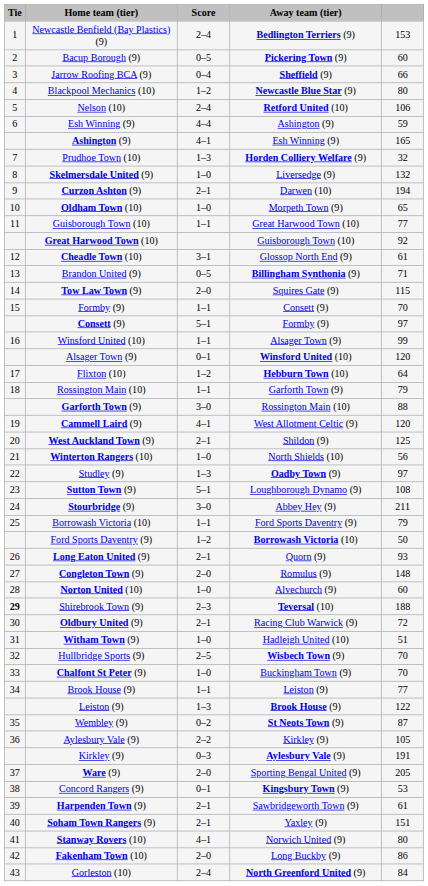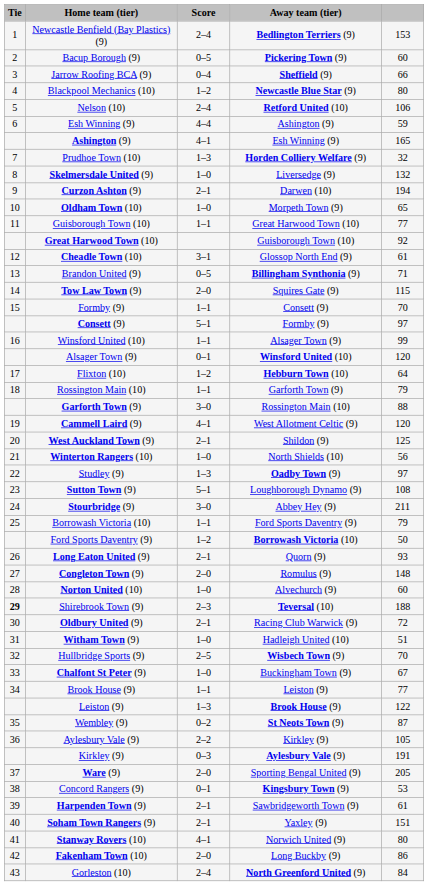(403, 673) 70 -> (403, 673) 67
